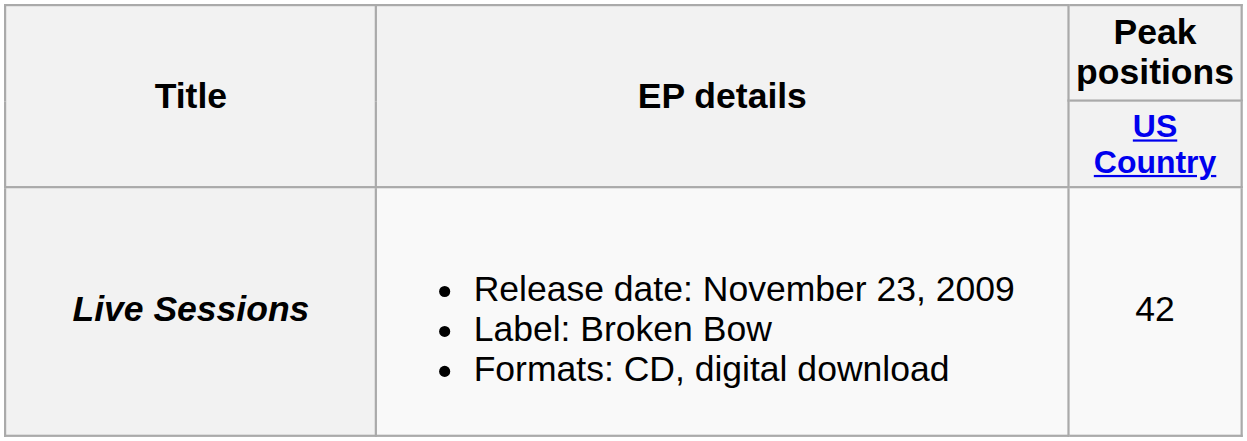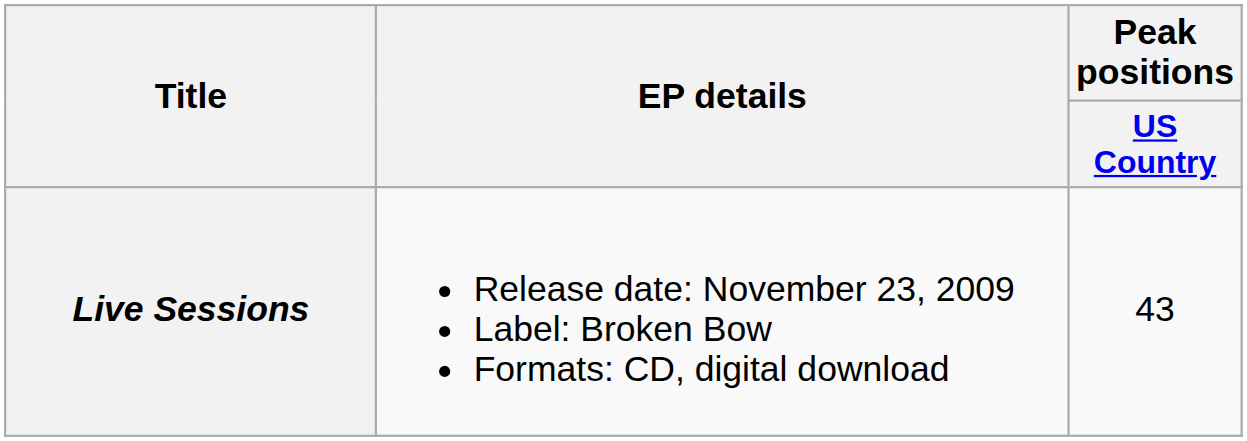(1155, 310) 42 -> (1155, 310) 43
